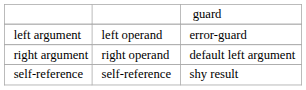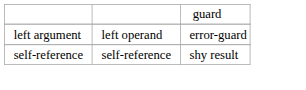- row: (48, 54)
